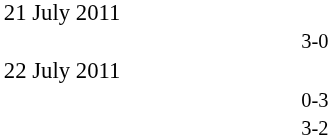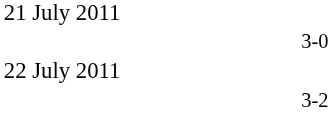- row: (119, 100)
